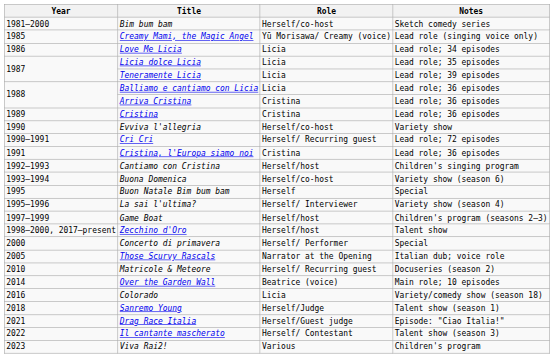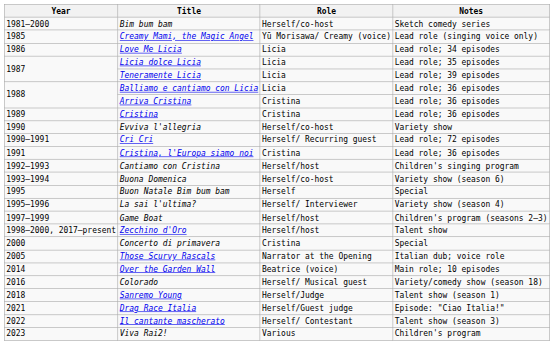(305, 243) Herself/ Performer -> (281, 243) Cristina
- row: (165, 269)
(274, 295) Licia -> (315, 282) Herself/ Musical guest
